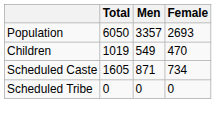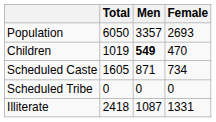(145, 51) normal -> (145, 51) bold
+ row: (28, 107)
